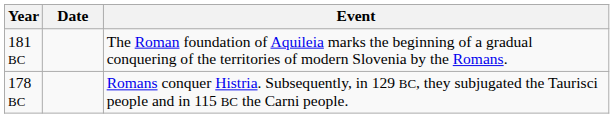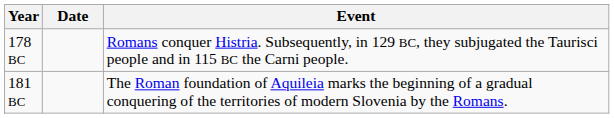rows swapped: (20, 50) <-> (20, 92)
